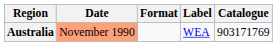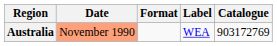(243, 32) 903171769 -> (243, 32) 903172769
